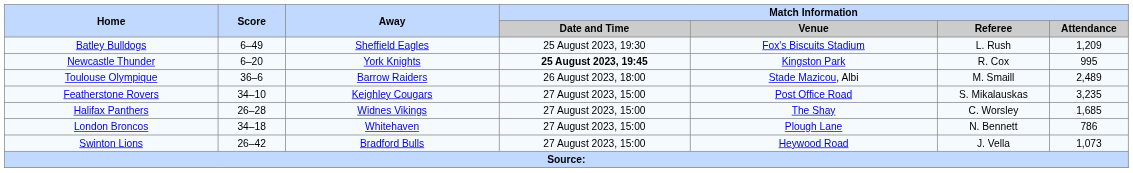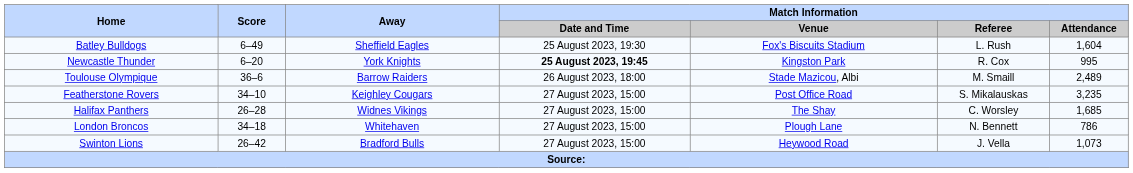(1089, 45) 1,209 -> (1089, 45) 1,604
